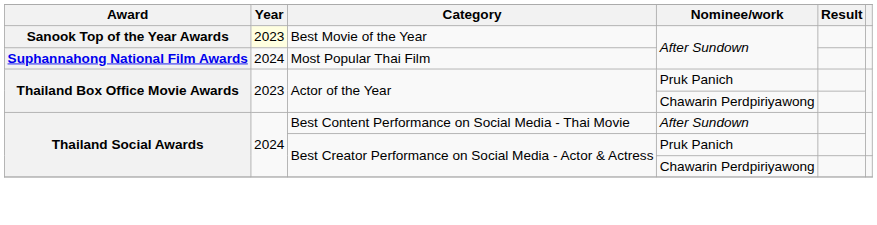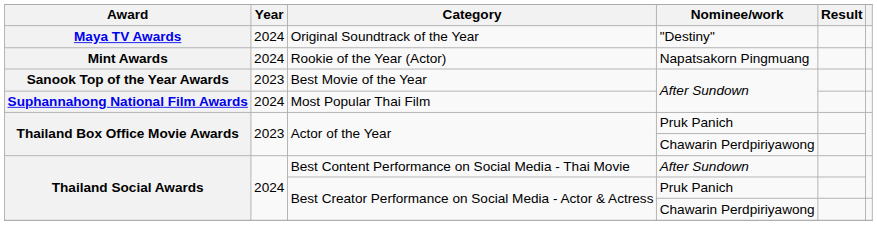+ row: (385, 36)
+ row: (369, 58)
(269, 36) lightyellow background -> (269, 79) no background
